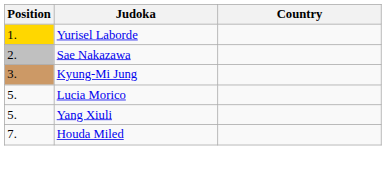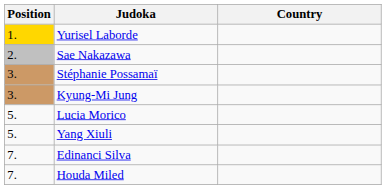+ row: (107, 74)
+ row: (94, 154)
